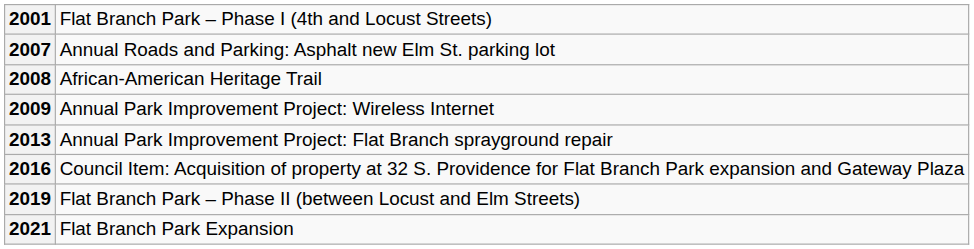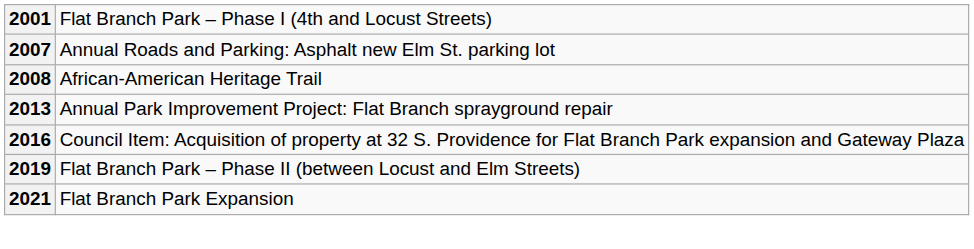- row: (30, 109)
